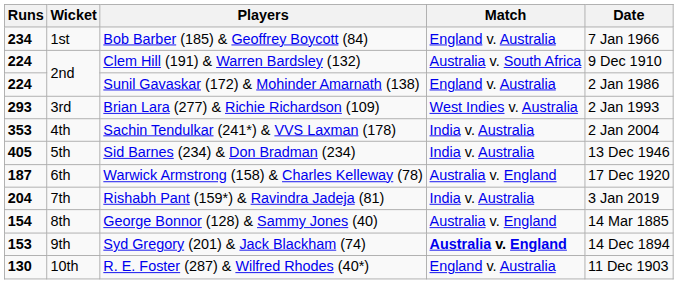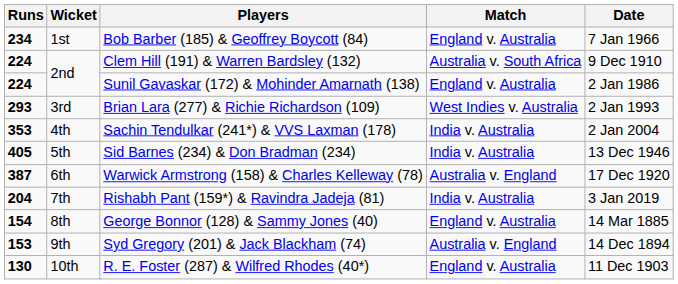(20, 175) 187 -> (20, 175) 387
(493, 221) Australia v. England -> (493, 221) England v. Australia
(498, 244) bold -> (493, 244) normal
